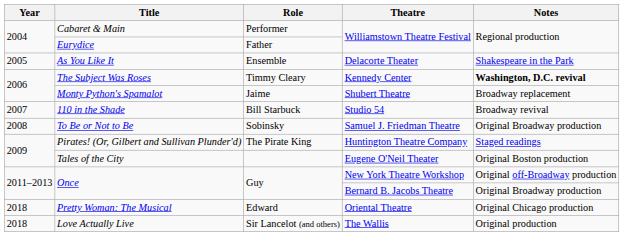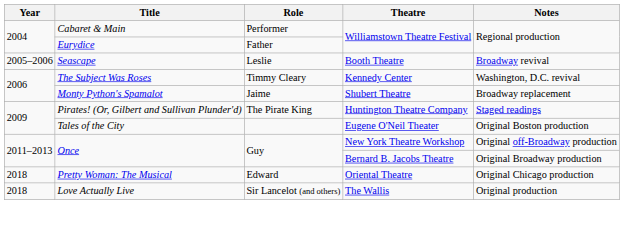- row: (85, 61)
+ row: (77, 61)
(531, 77) bold -> (528, 77) normal
- row: (91, 110)
- row: (95, 126)
